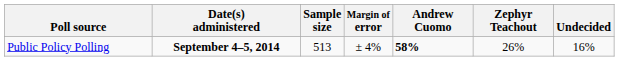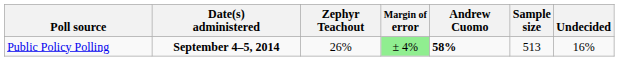columns swapped: (322, 20) <-> (513, 20)
(368, 46) no background -> (405, 46) lightgreen background
